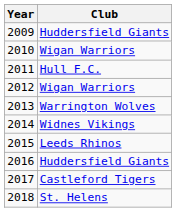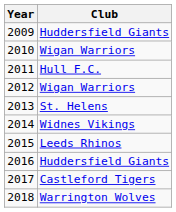(98, 106) Warrington Wolves -> (74, 106) St. Helens
(74, 198) St. Helens -> (98, 198) Warrington Wolves
